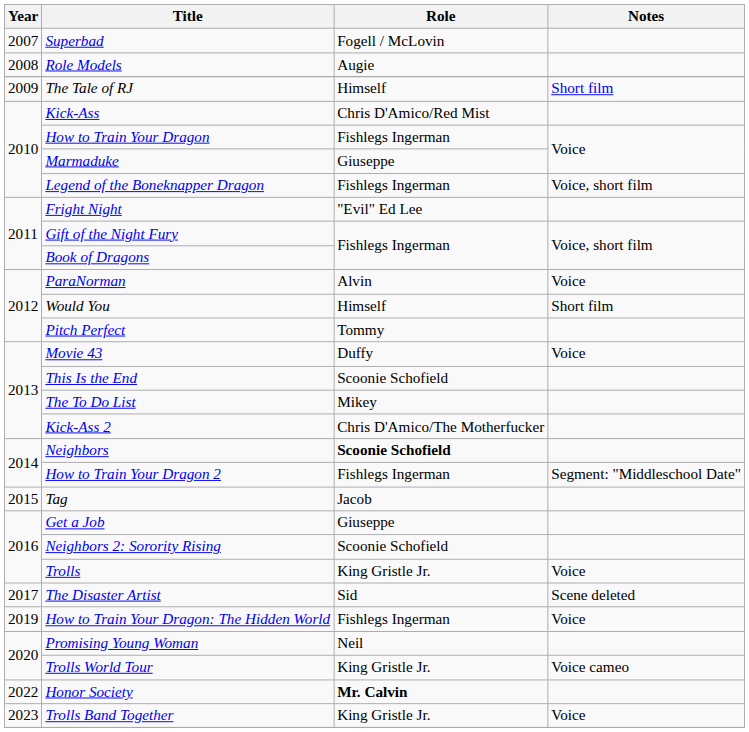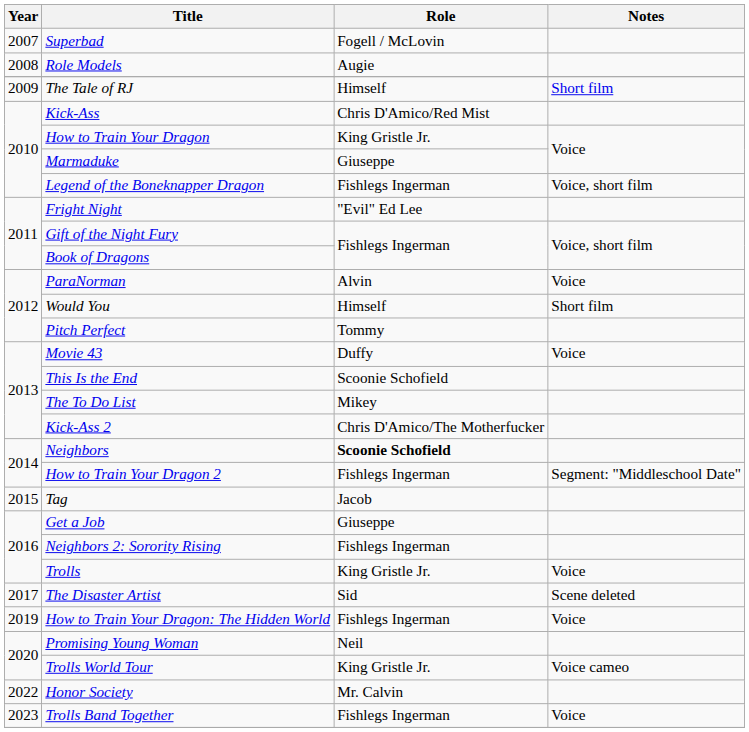(394, 137) Fishlegs Ingerman -> (384, 137) King Gristle Jr.
(393, 546) Scoonie Schofield -> (394, 546) Fishlegs Ingerman
(372, 691) bold -> (370, 691) normal
(384, 715) King Gristle Jr. -> (394, 715) Fishlegs Ingerman
